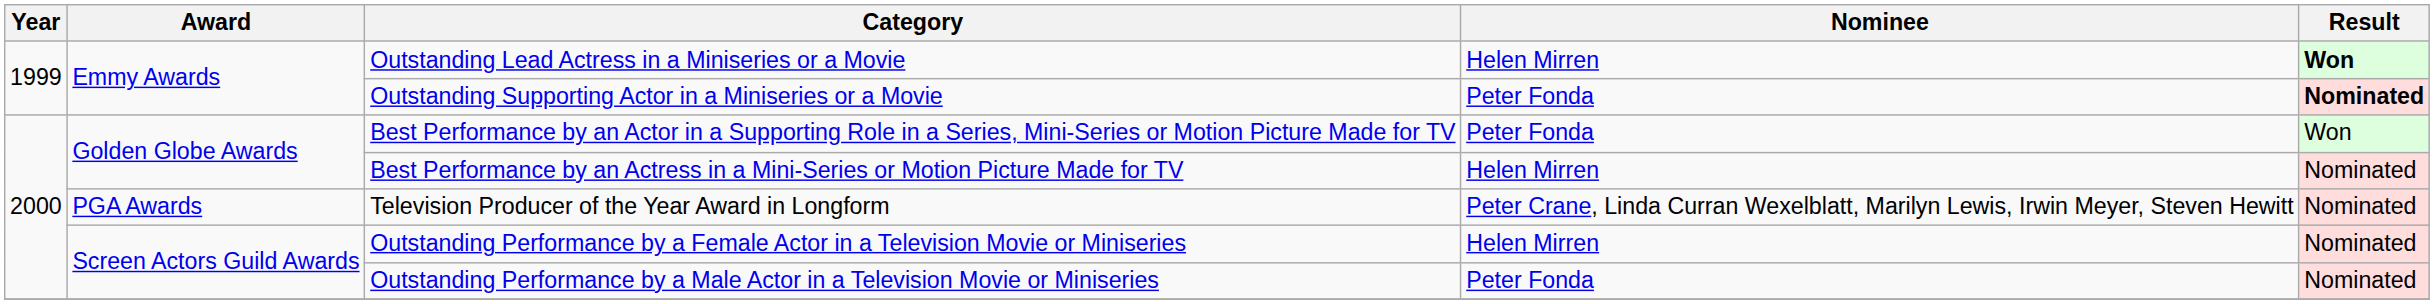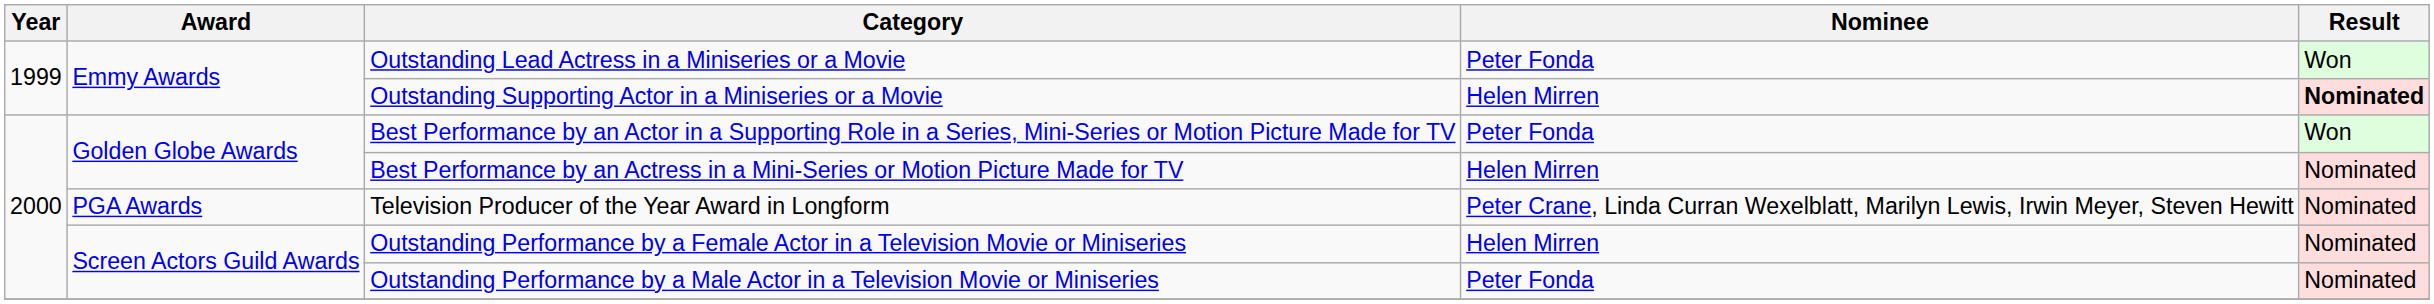(1533, 59) Helen Mirren -> (1530, 59) Peter Fonda
(2329, 59) bold -> (2328, 59) normal
(1530, 96) Peter Fonda -> (1533, 96) Helen Mirren
